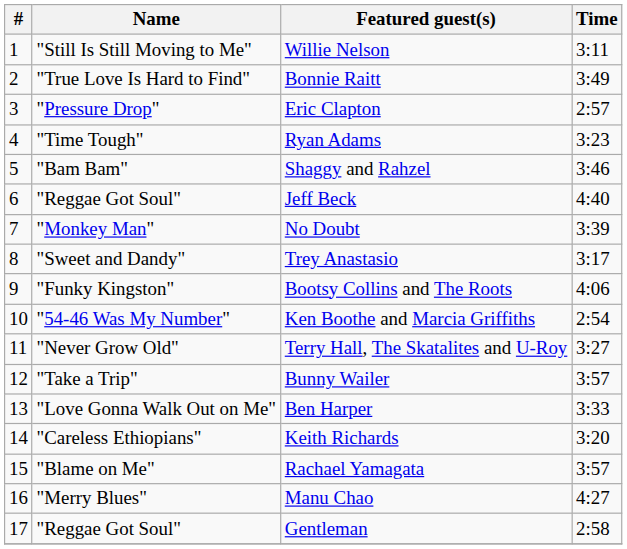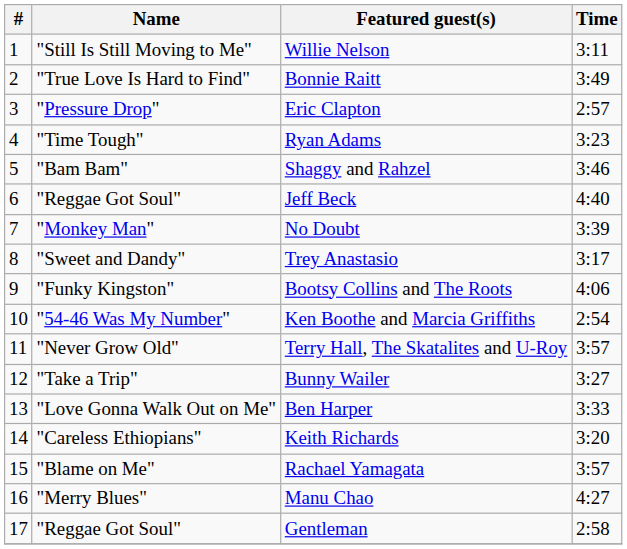(593, 348) 3:27 -> (593, 348) 3:57
(593, 378) 3:57 -> (593, 378) 3:27
